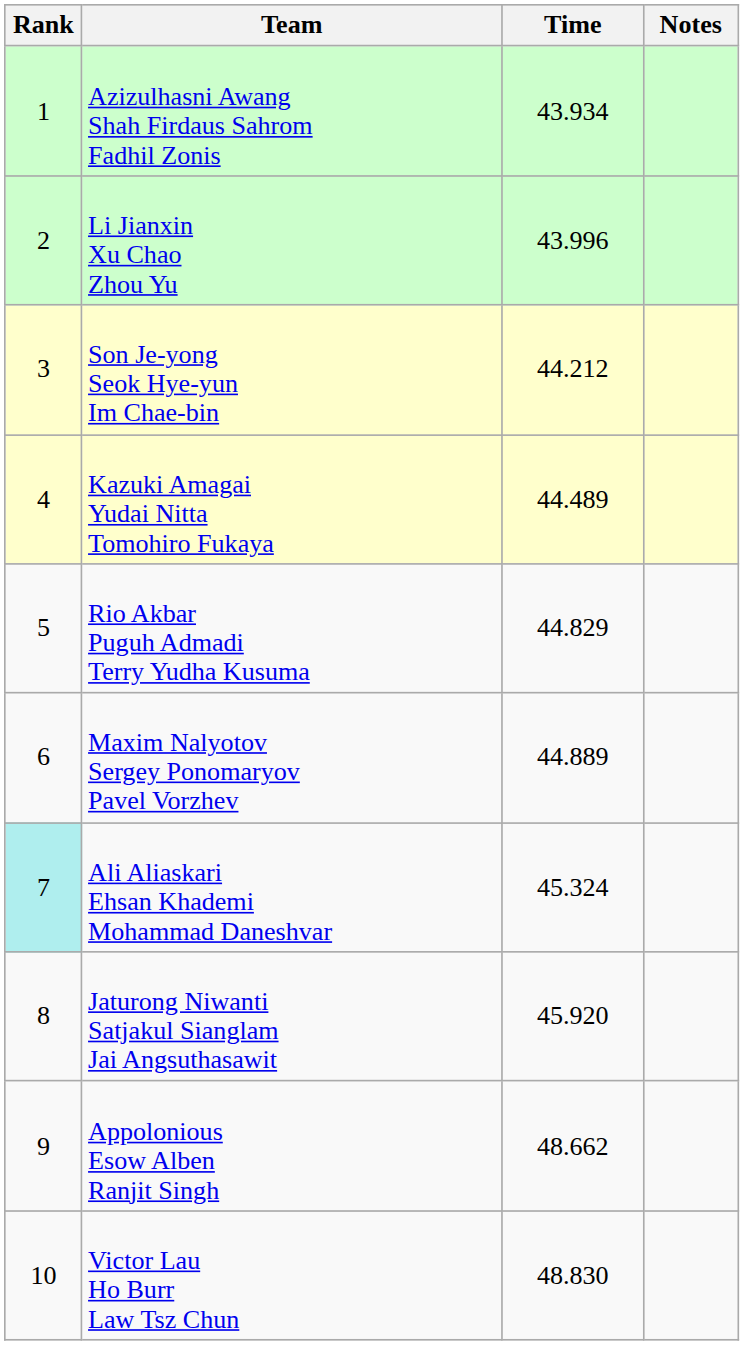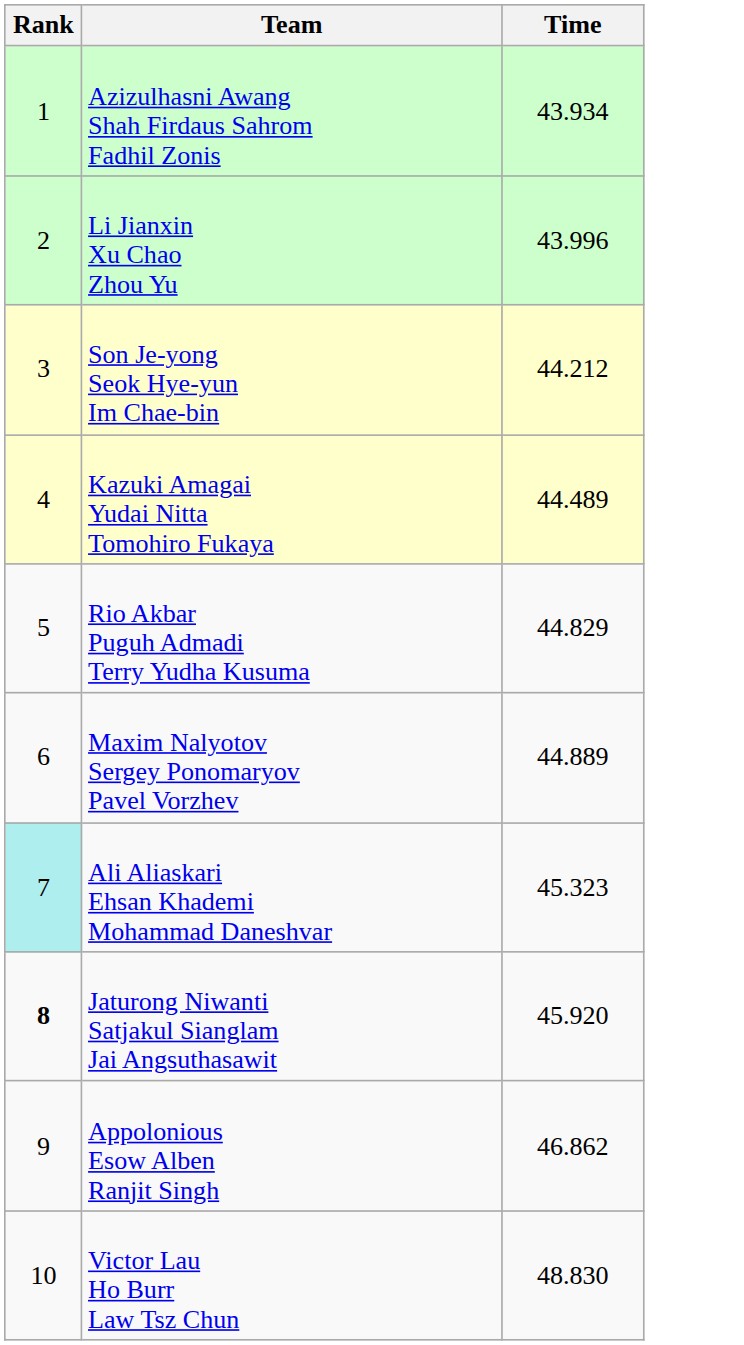- column: (691, 25)
(573, 886) 45.324 -> (573, 886) 45.323
(43, 1016) normal -> (43, 1016) bold
(573, 1145) 48.662 -> (573, 1145) 46.862
